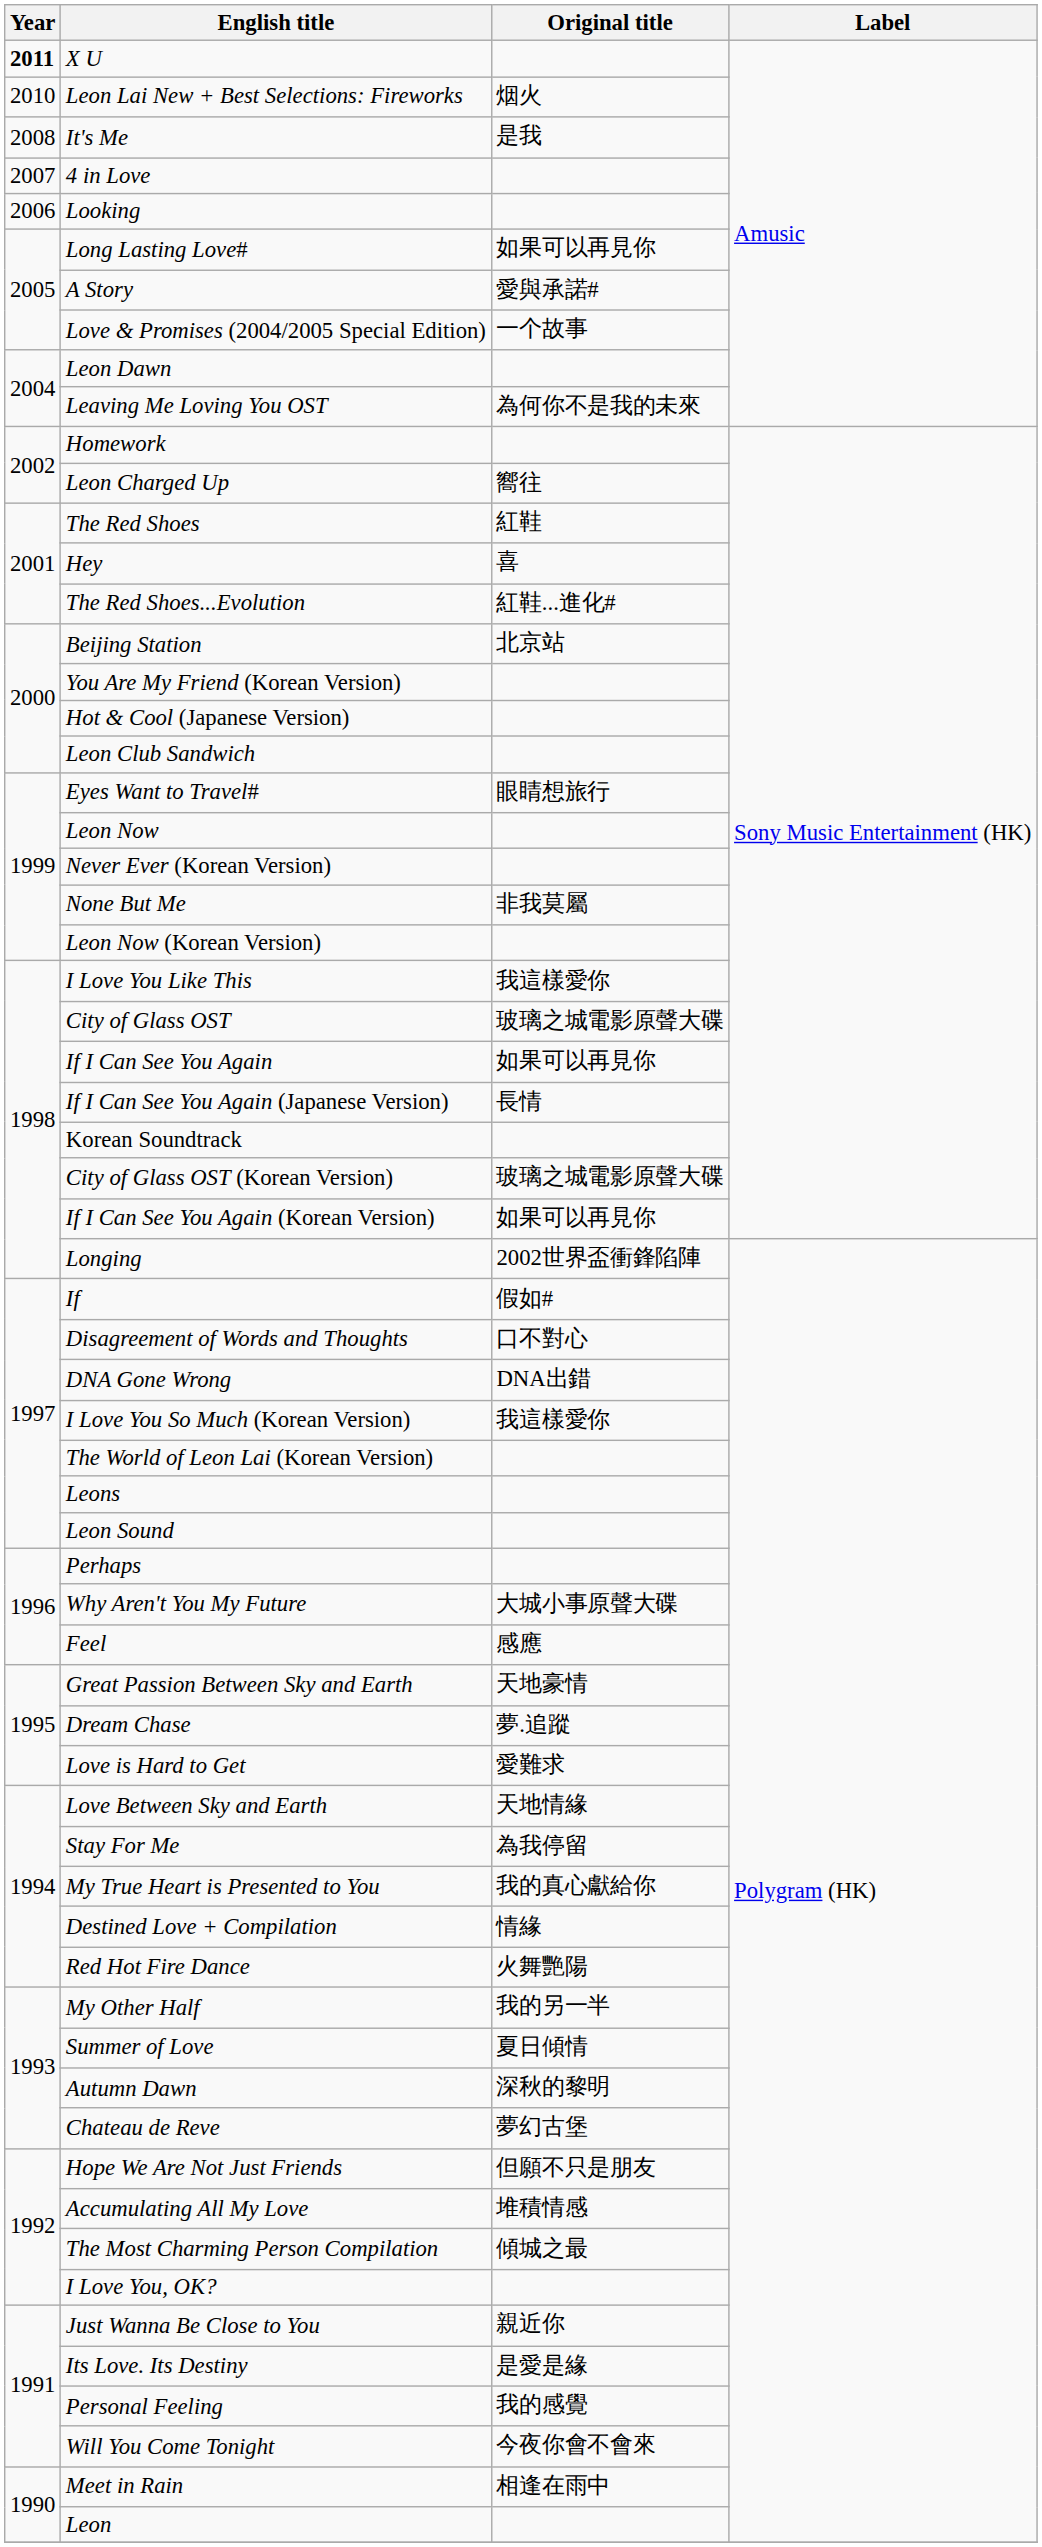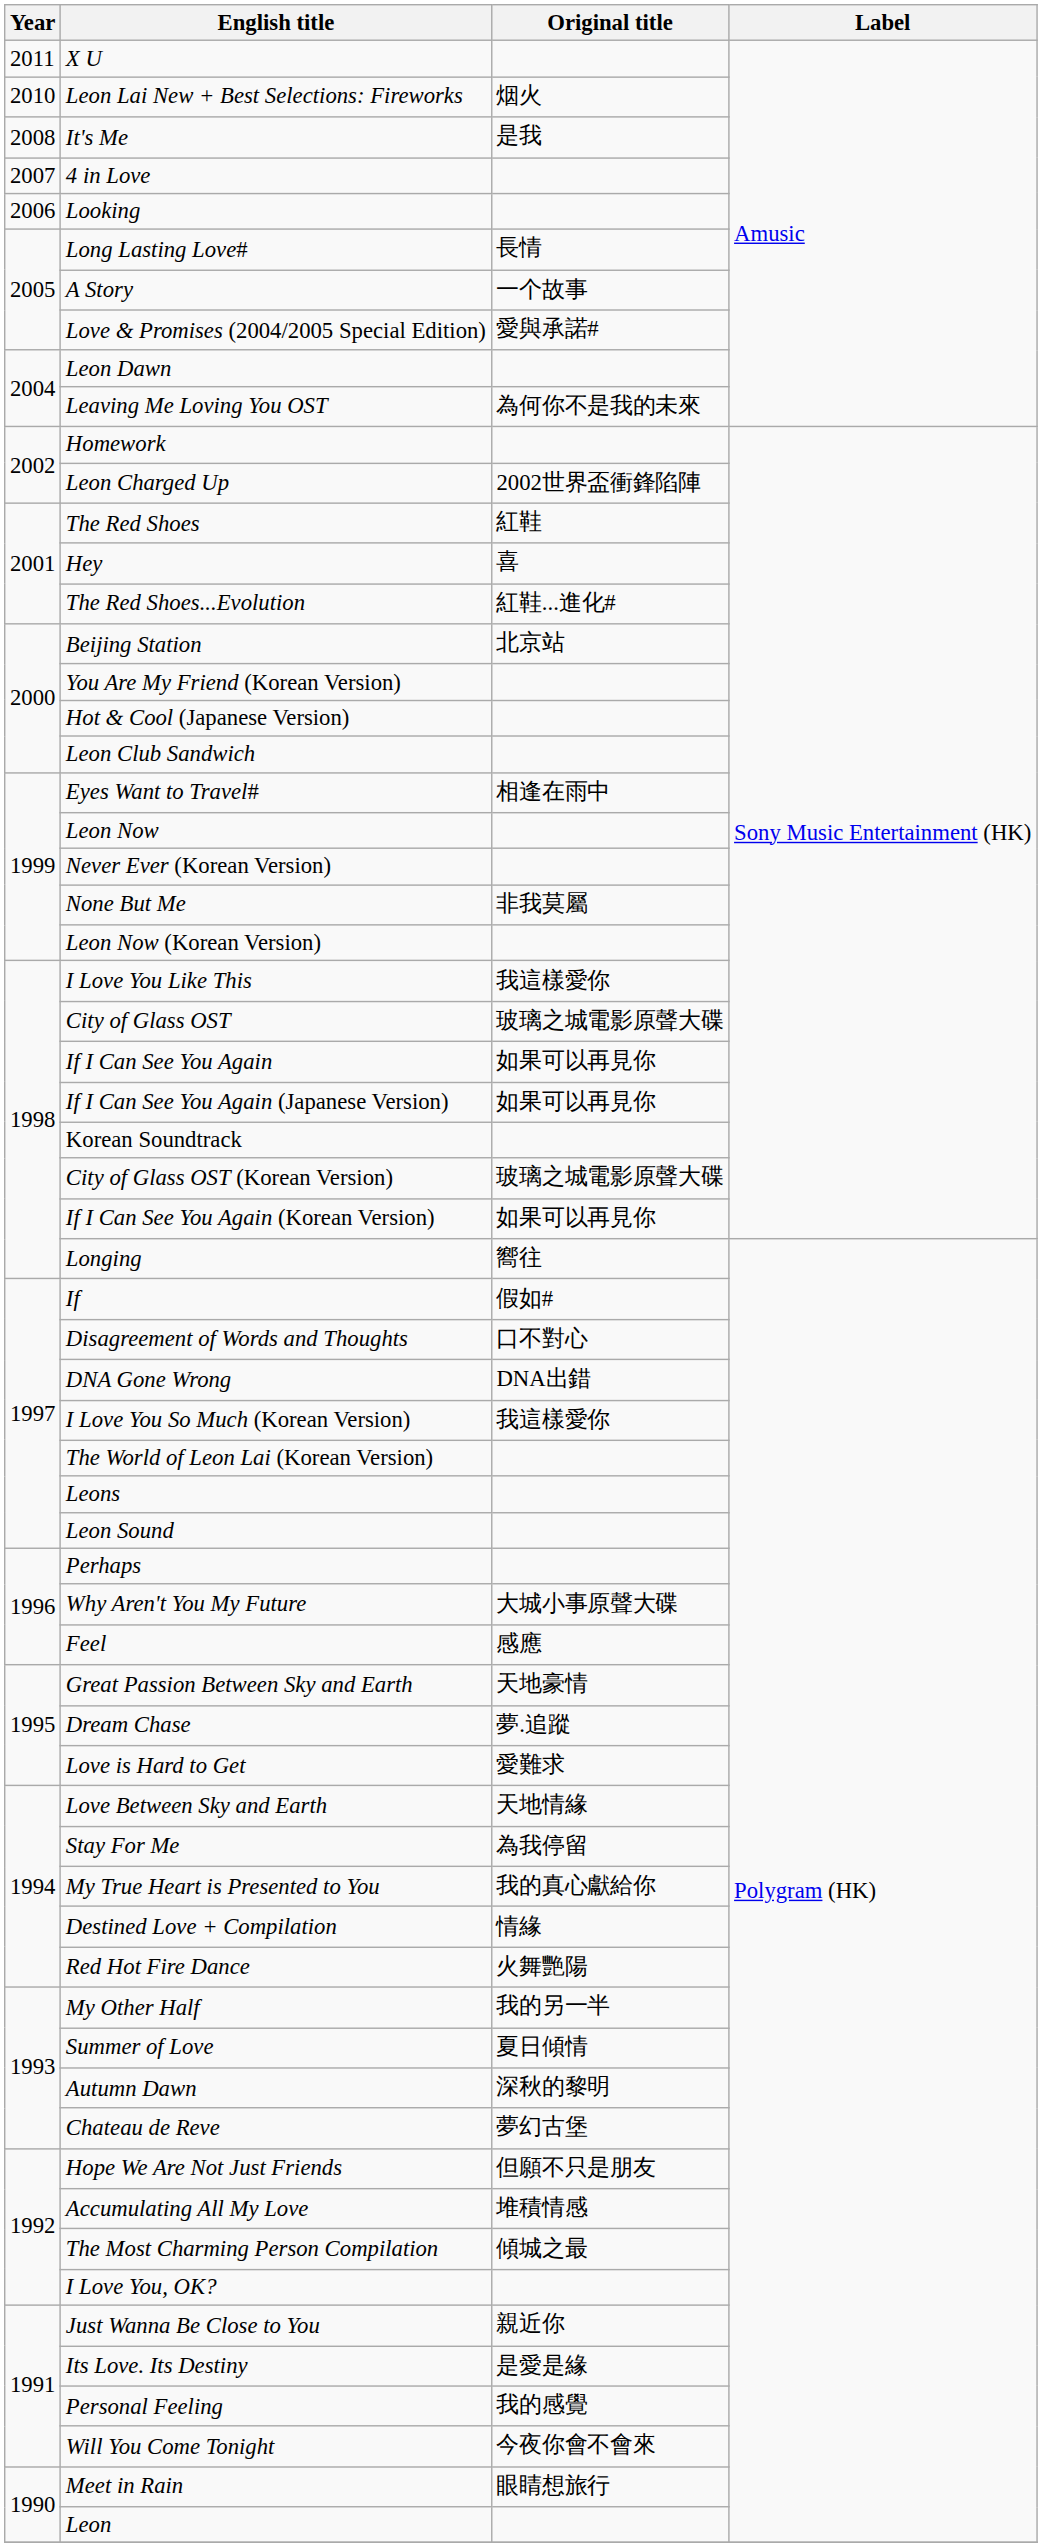(32, 58) bold -> (32, 58) normal
(576, 248) 如果可以再見你 -> (519, 248) 長情
(548, 288) 愛與承諾# -> (542, 288) 一个故事
(542, 329) 一个故事 -> (548, 329) 愛與承諾#
(519, 481) 嚮往 -> (599, 481) 2002世界盃衝鋒陷陣
(553, 791) 眼睛想旅行 -> (553, 791) 相逢在雨中
(519, 1101) 長情 -> (576, 1101) 如果可以再見你
(599, 1257) 2002世界盃衝鋒陷陣 -> (519, 1257) 嚮往
(553, 2485) 相逢在雨中 -> (553, 2485) 眼睛想旅行
